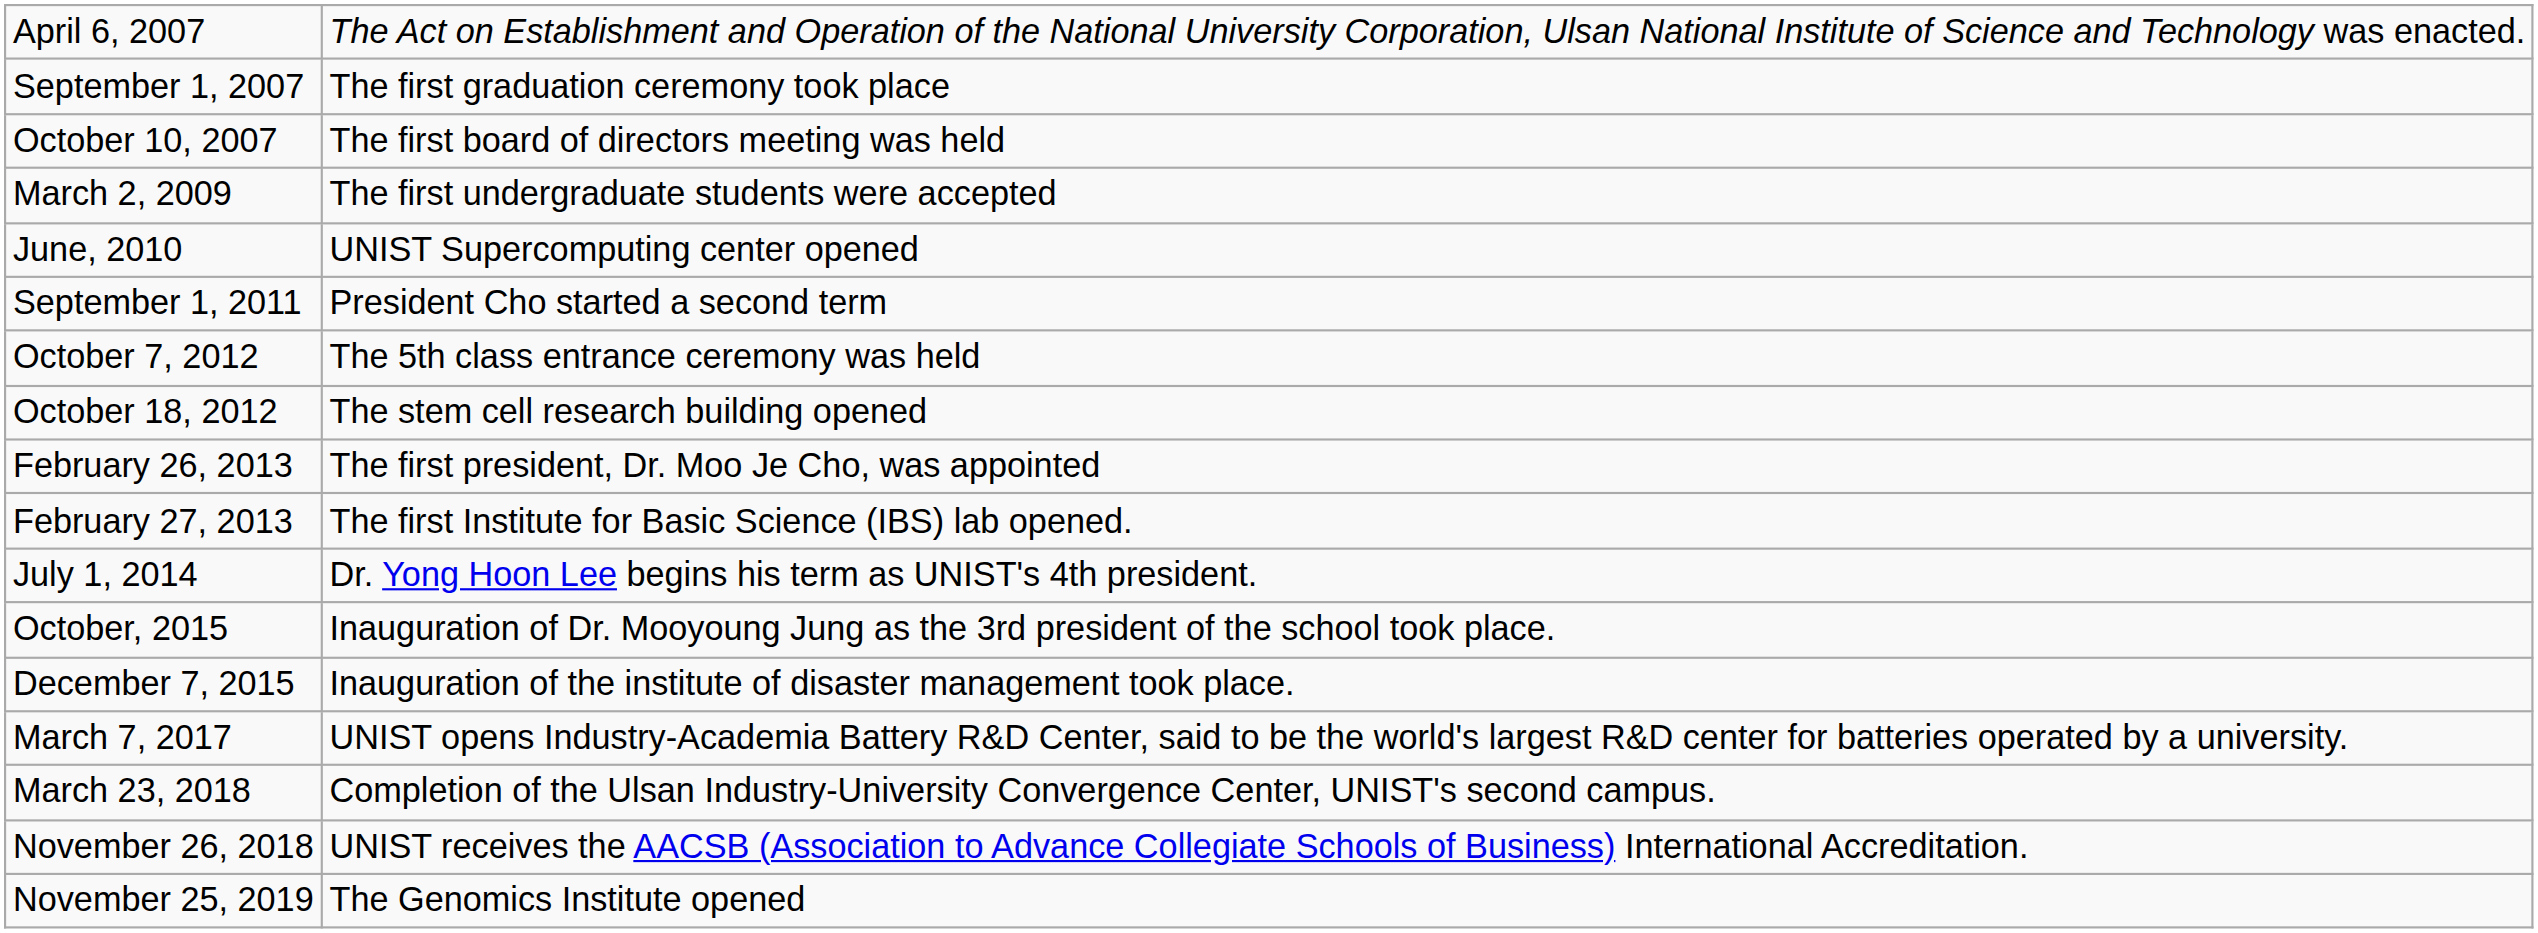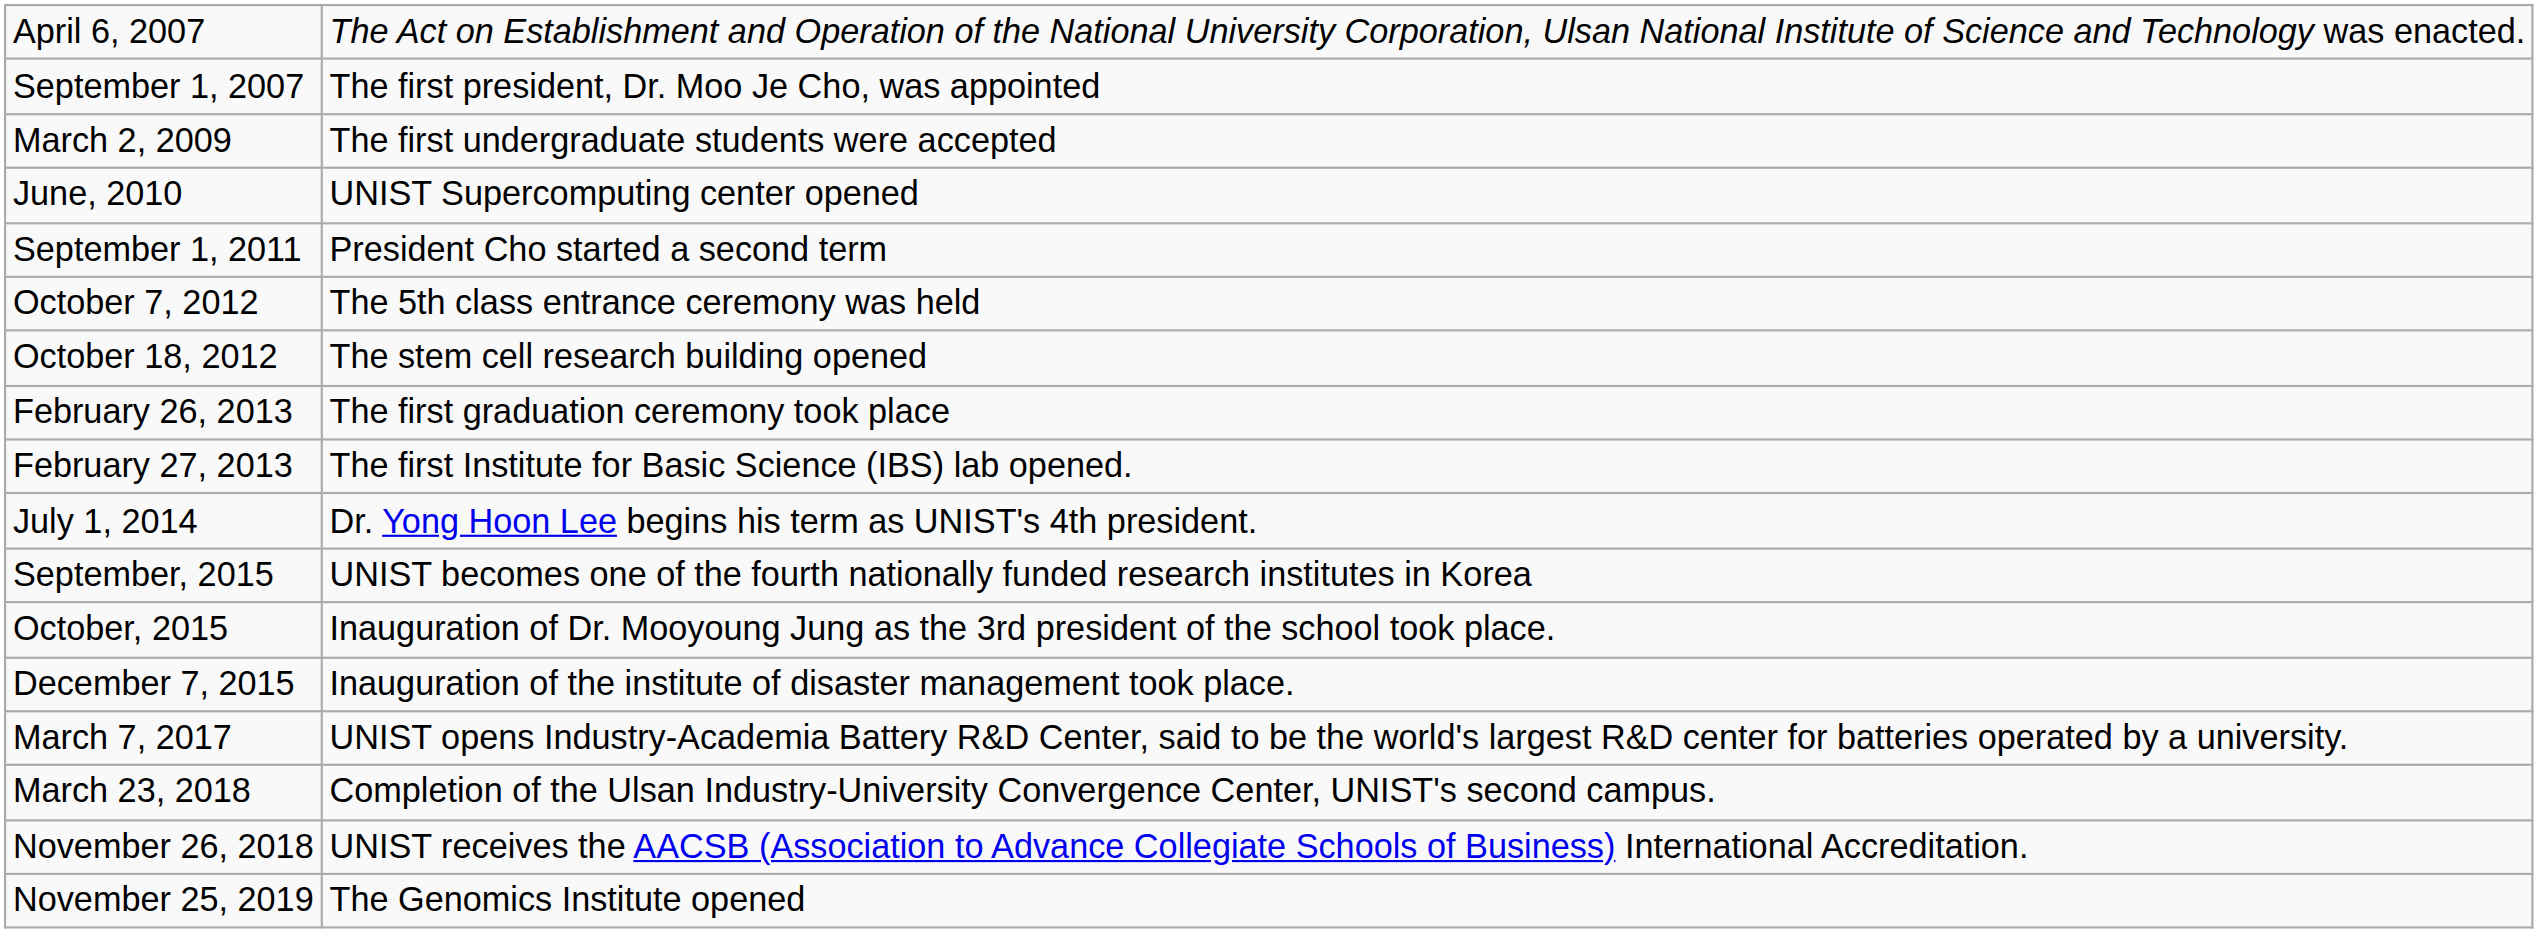(640, 85) The first graduation ceremony took place -> (715, 85) The first president, Dr. Moo Je Cho, was appointed
- row: (145, 140)
(715, 466) The first president, Dr. Moo Je Cho, was appointed -> (640, 411) The first graduation ceremony took place
+ row: (143, 574)
